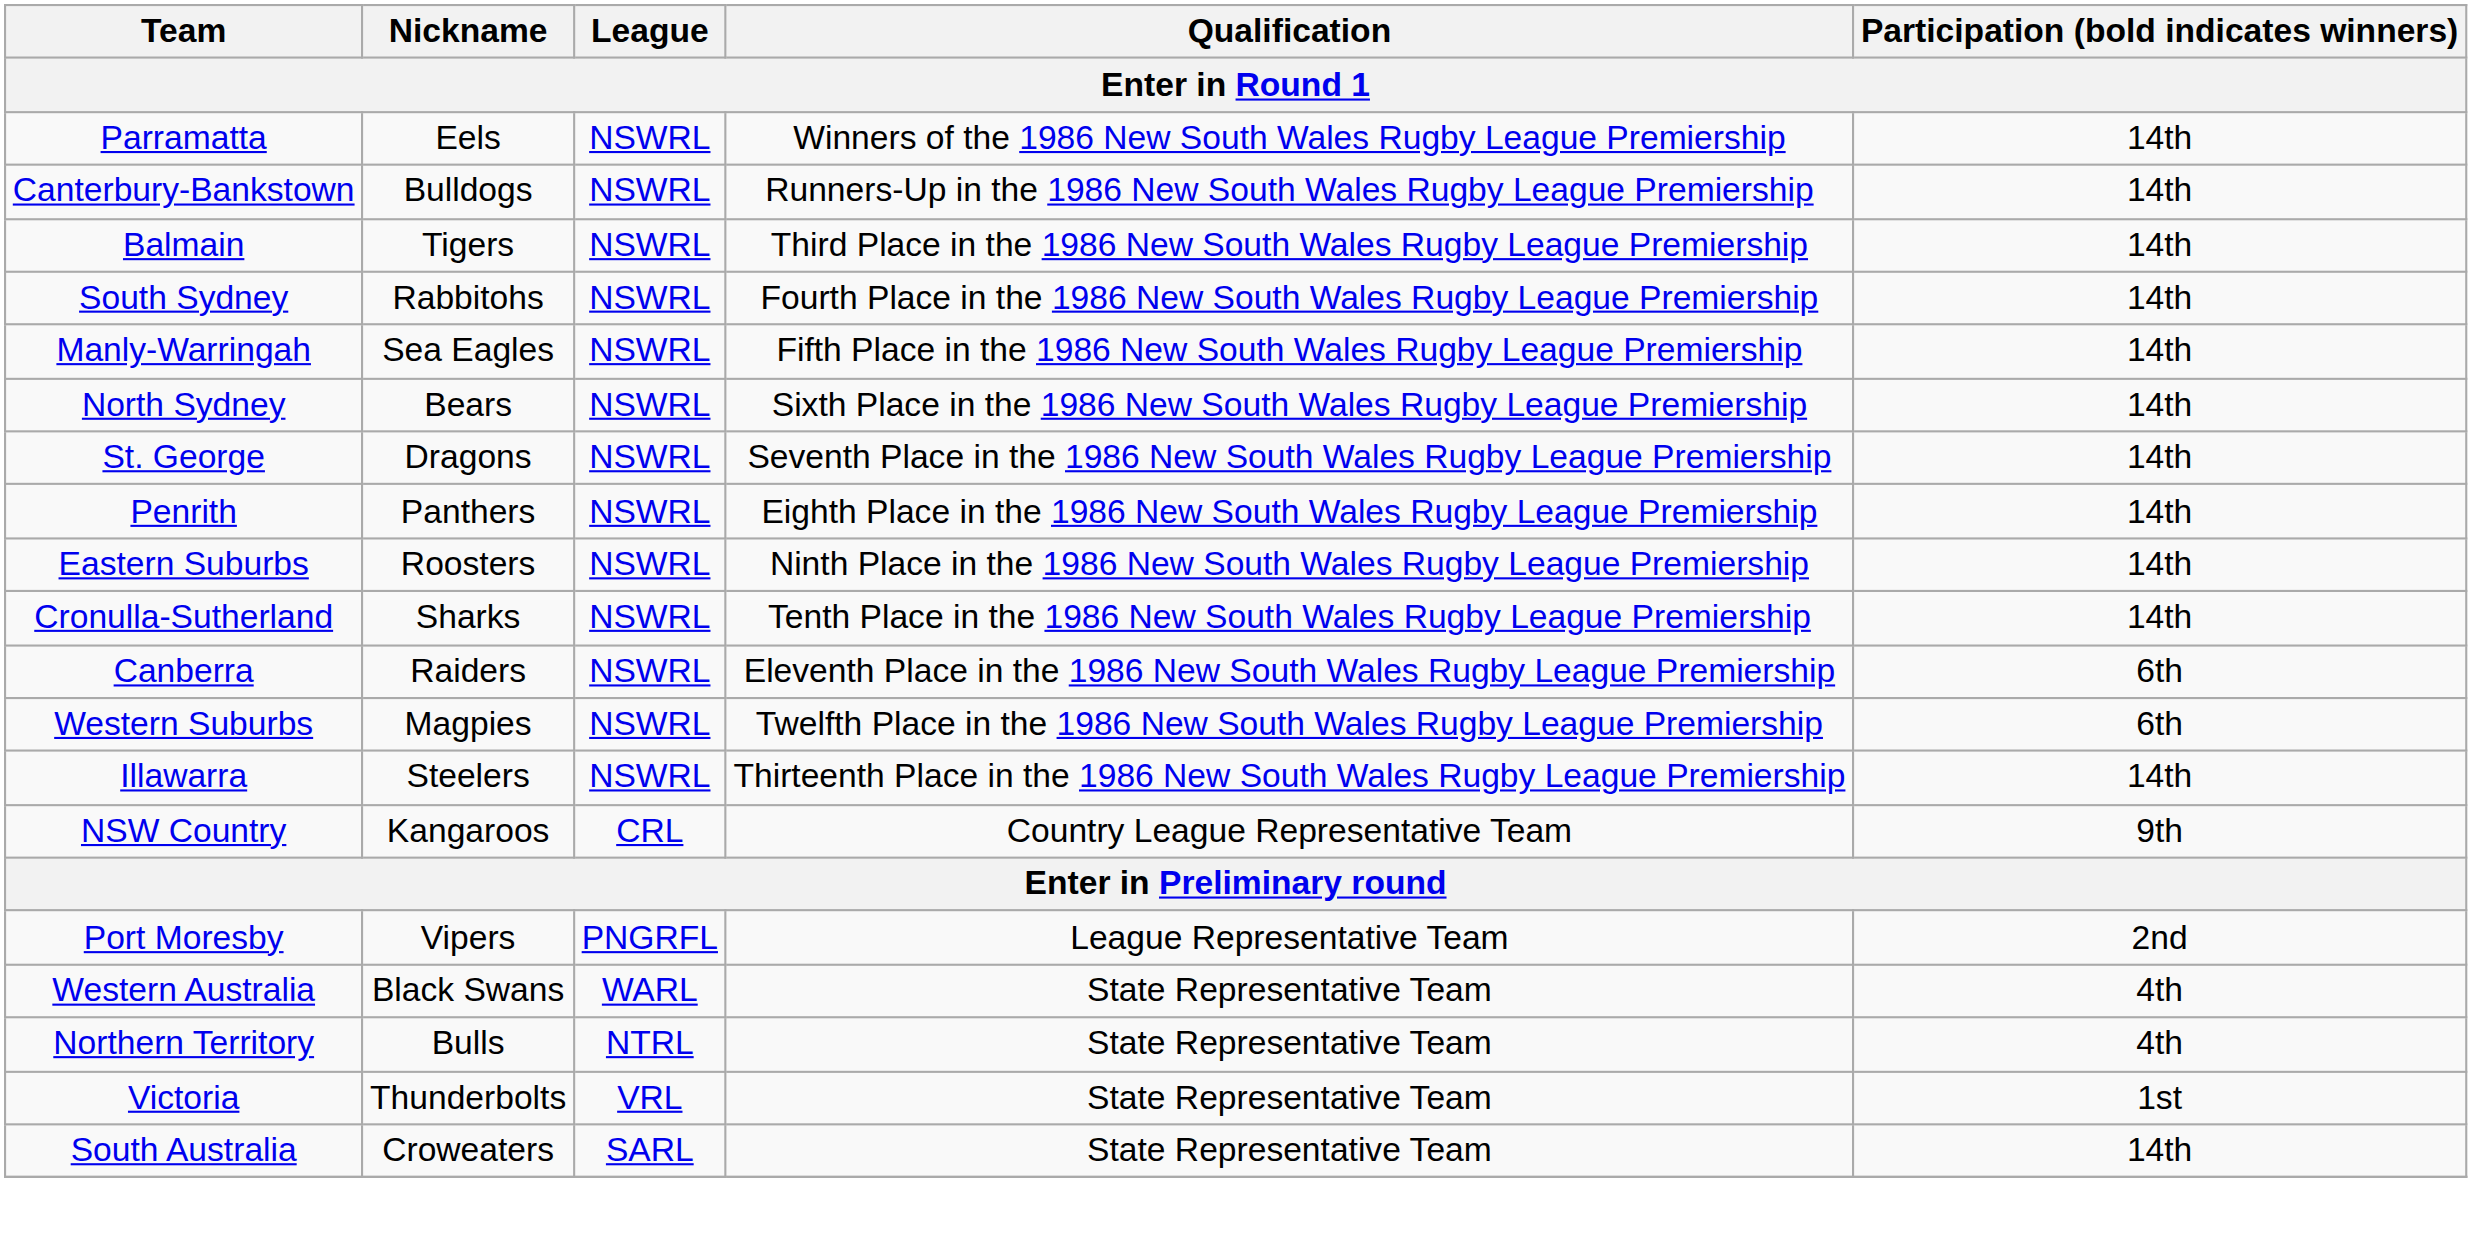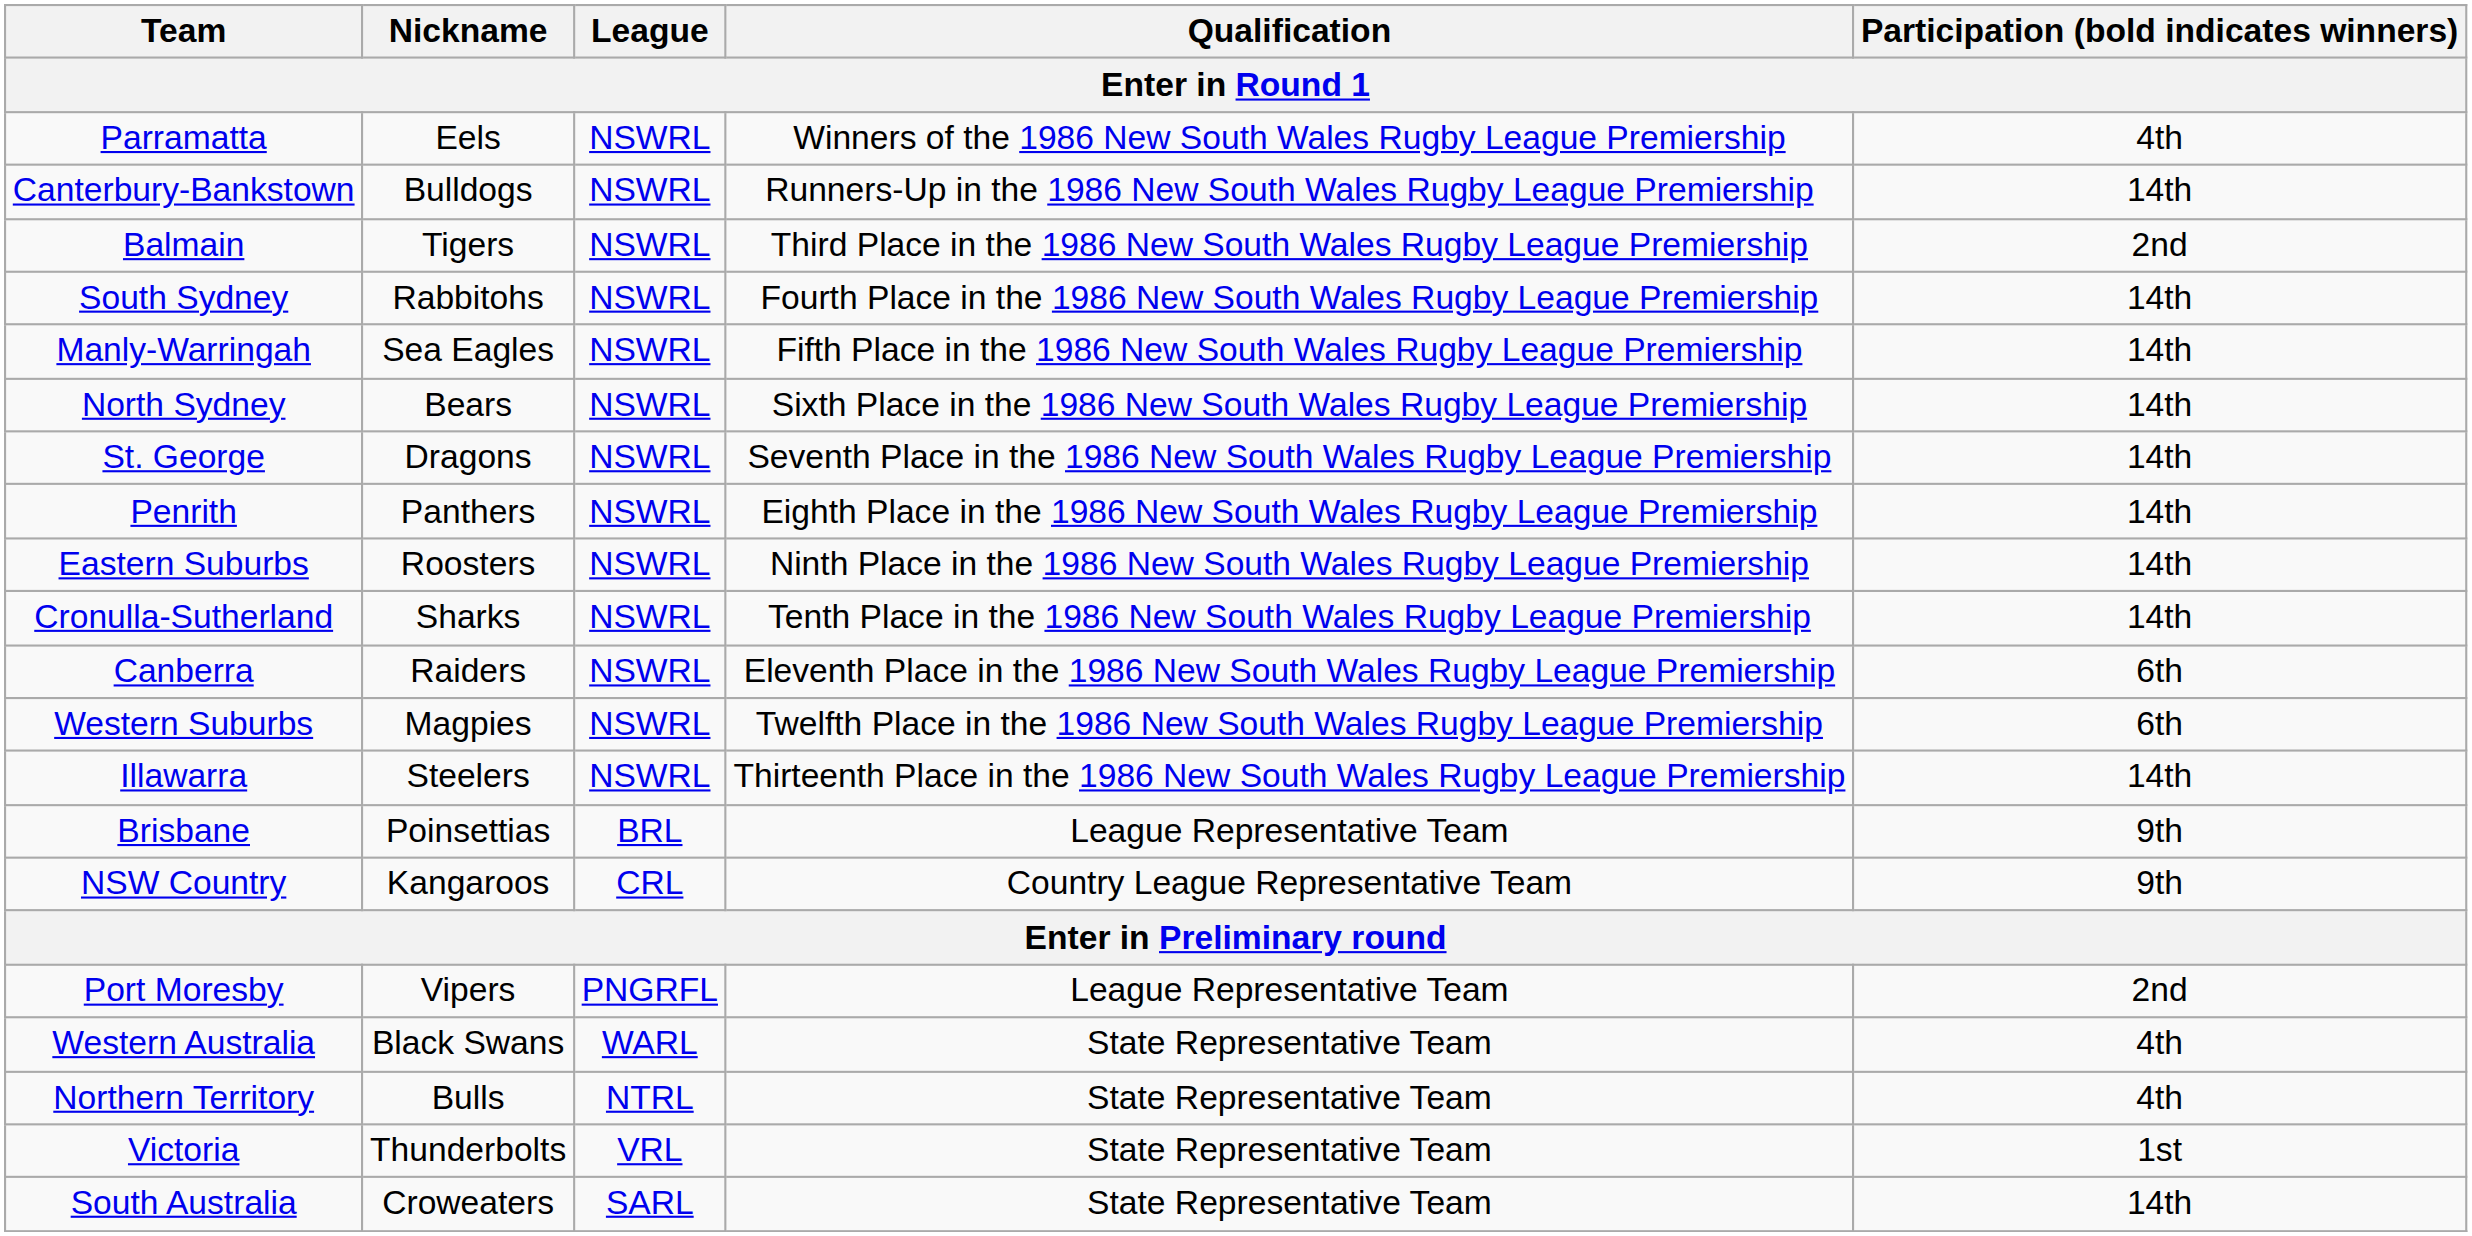(2160, 137) 14th -> (2160, 137) 4th
(2160, 244) 14th -> (2160, 244) 2nd
+ row: (184, 830)
